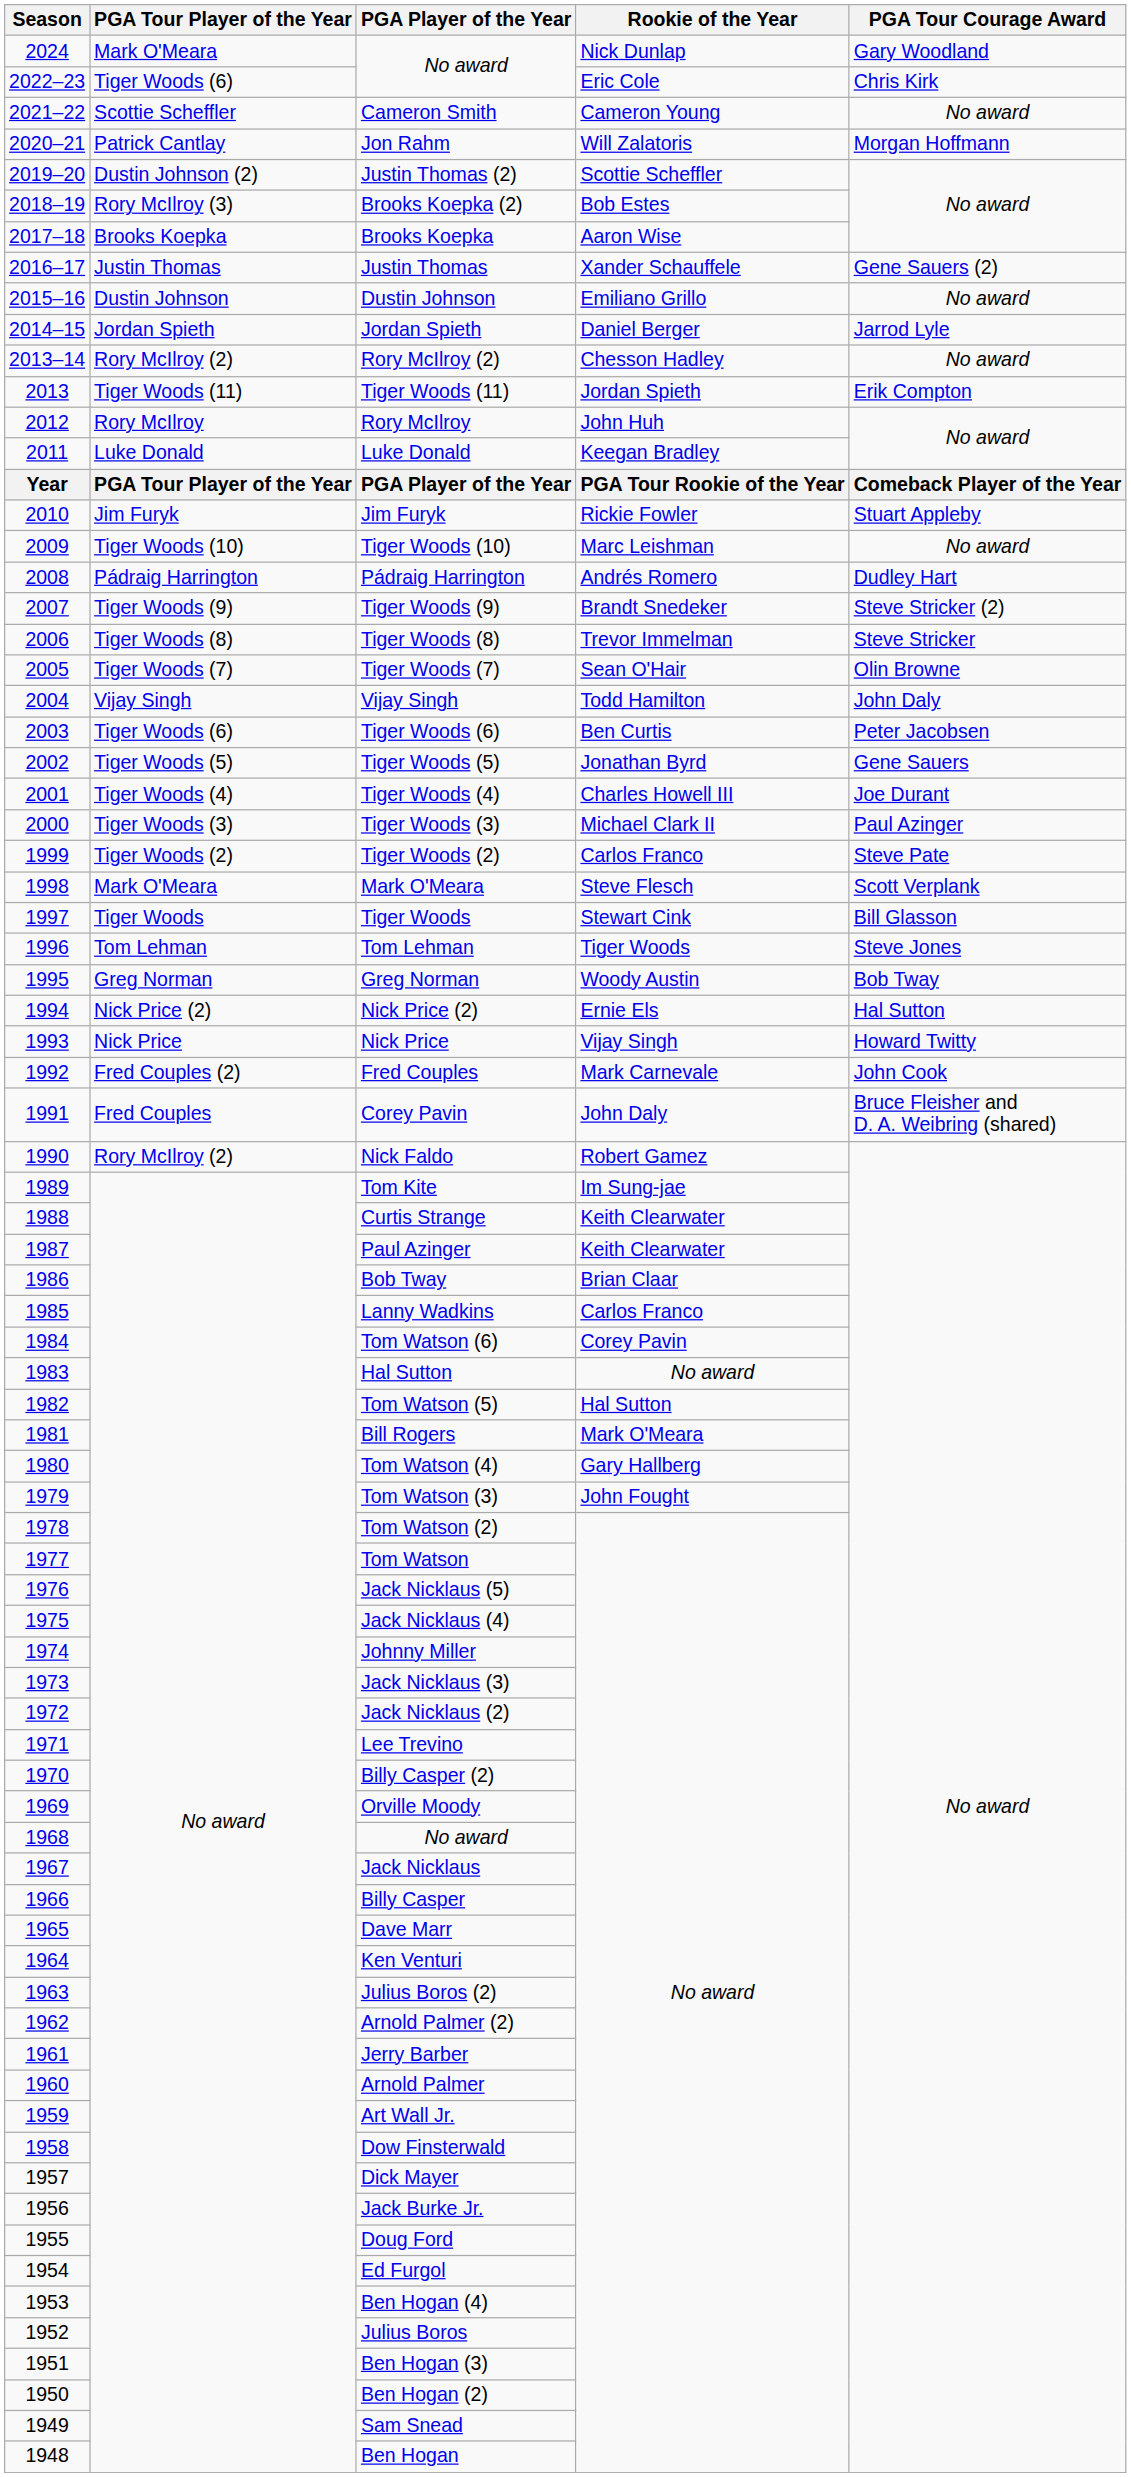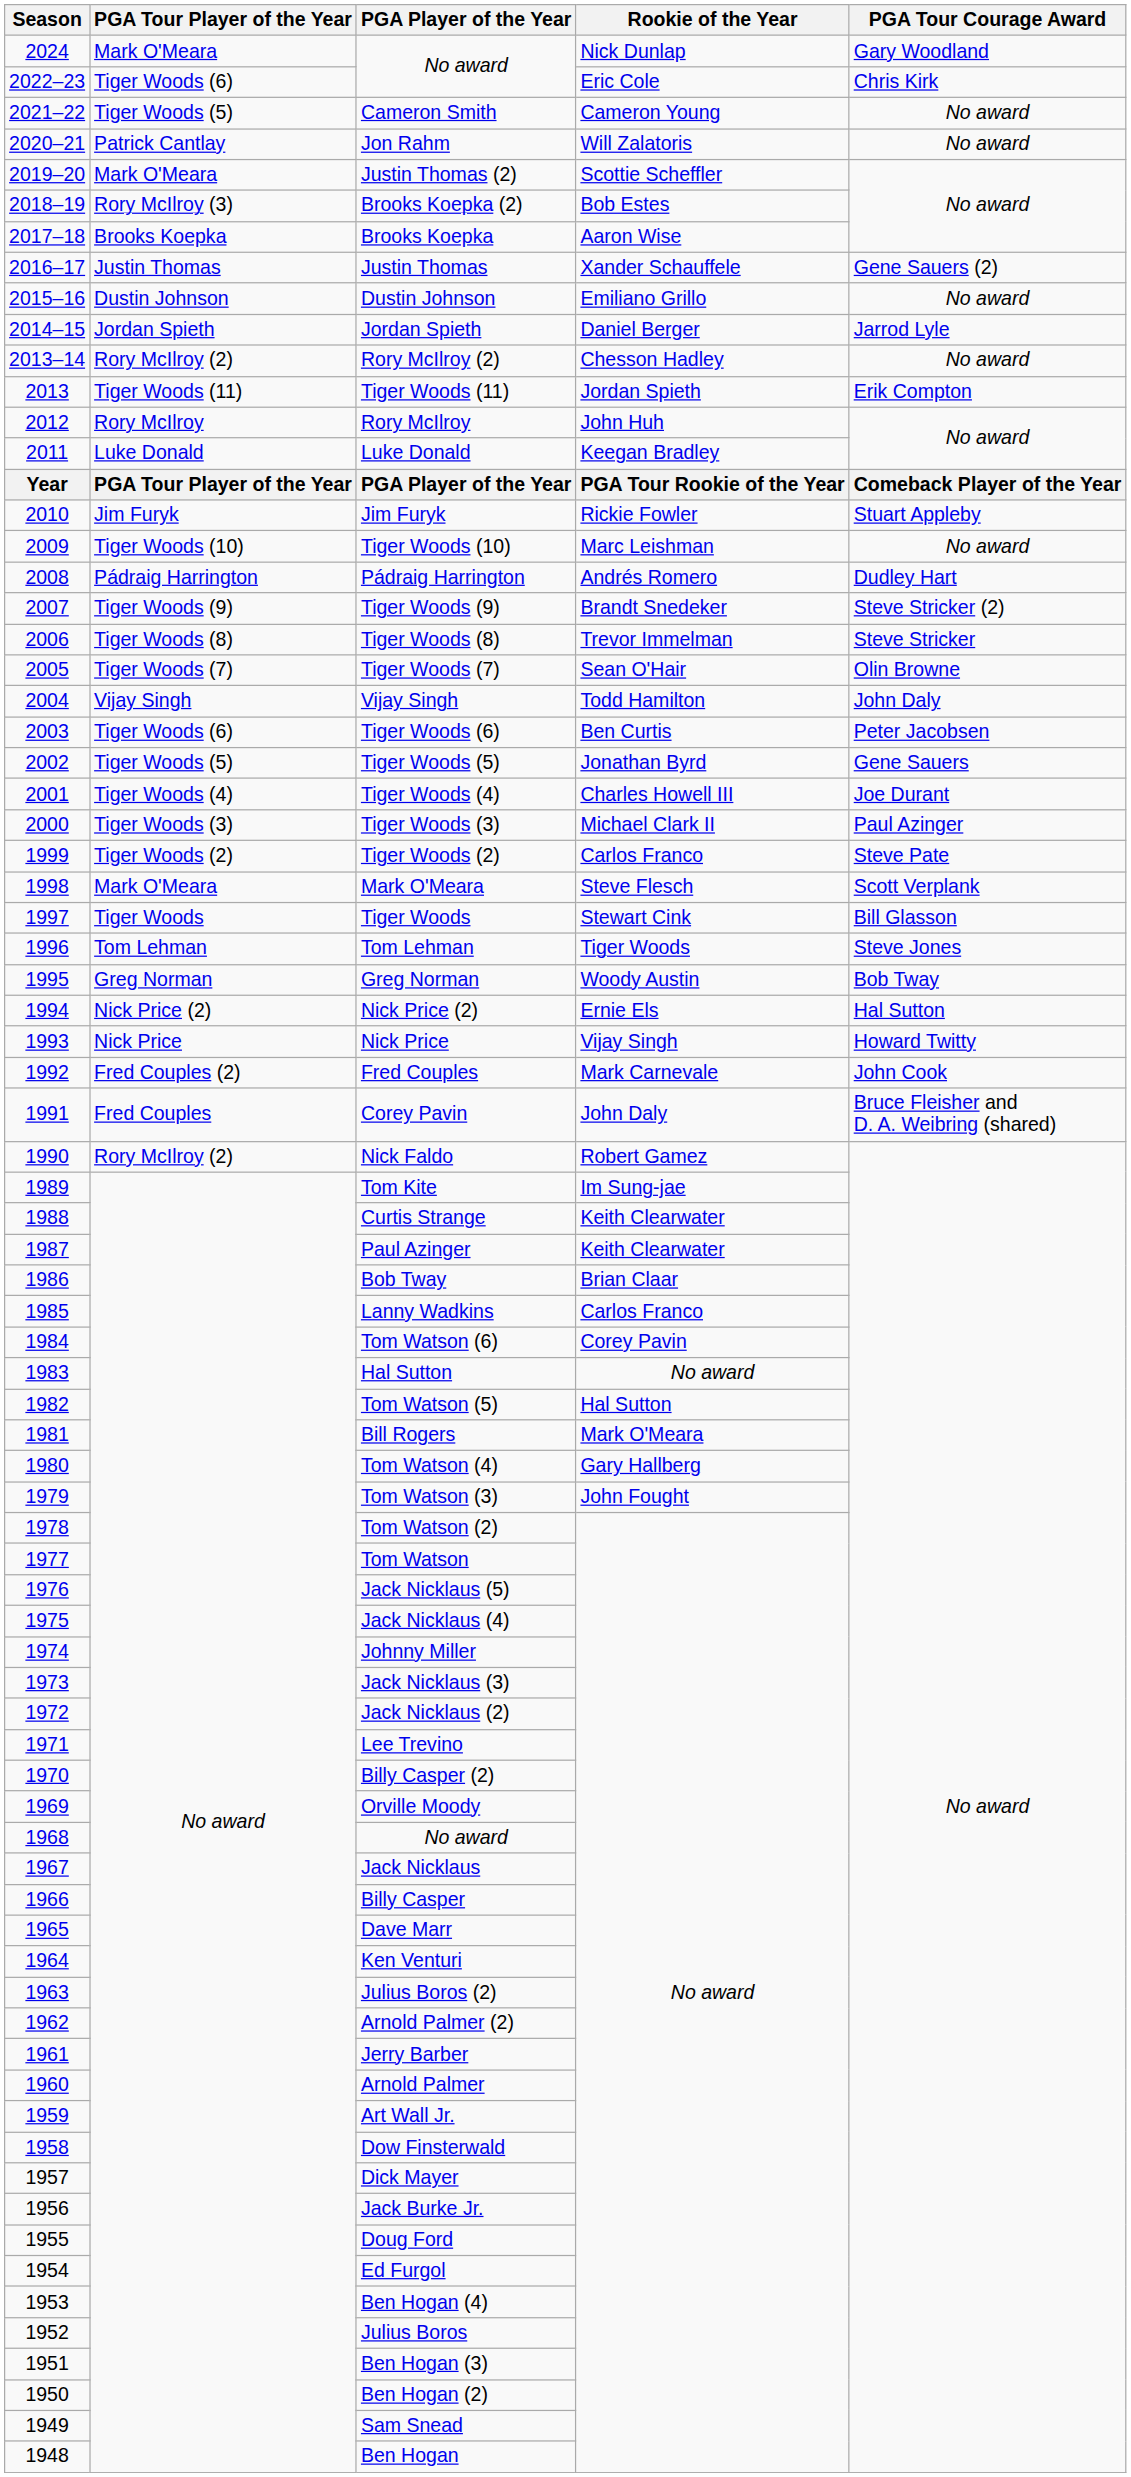(165, 112) Scottie Scheffler -> (164, 112) Tiger Woods (5)
(932, 143) Morgan Hoffmann -> (988, 143) No award
(176, 174) Dustin Johnson (2) -> (156, 174) Mark O'Meara
